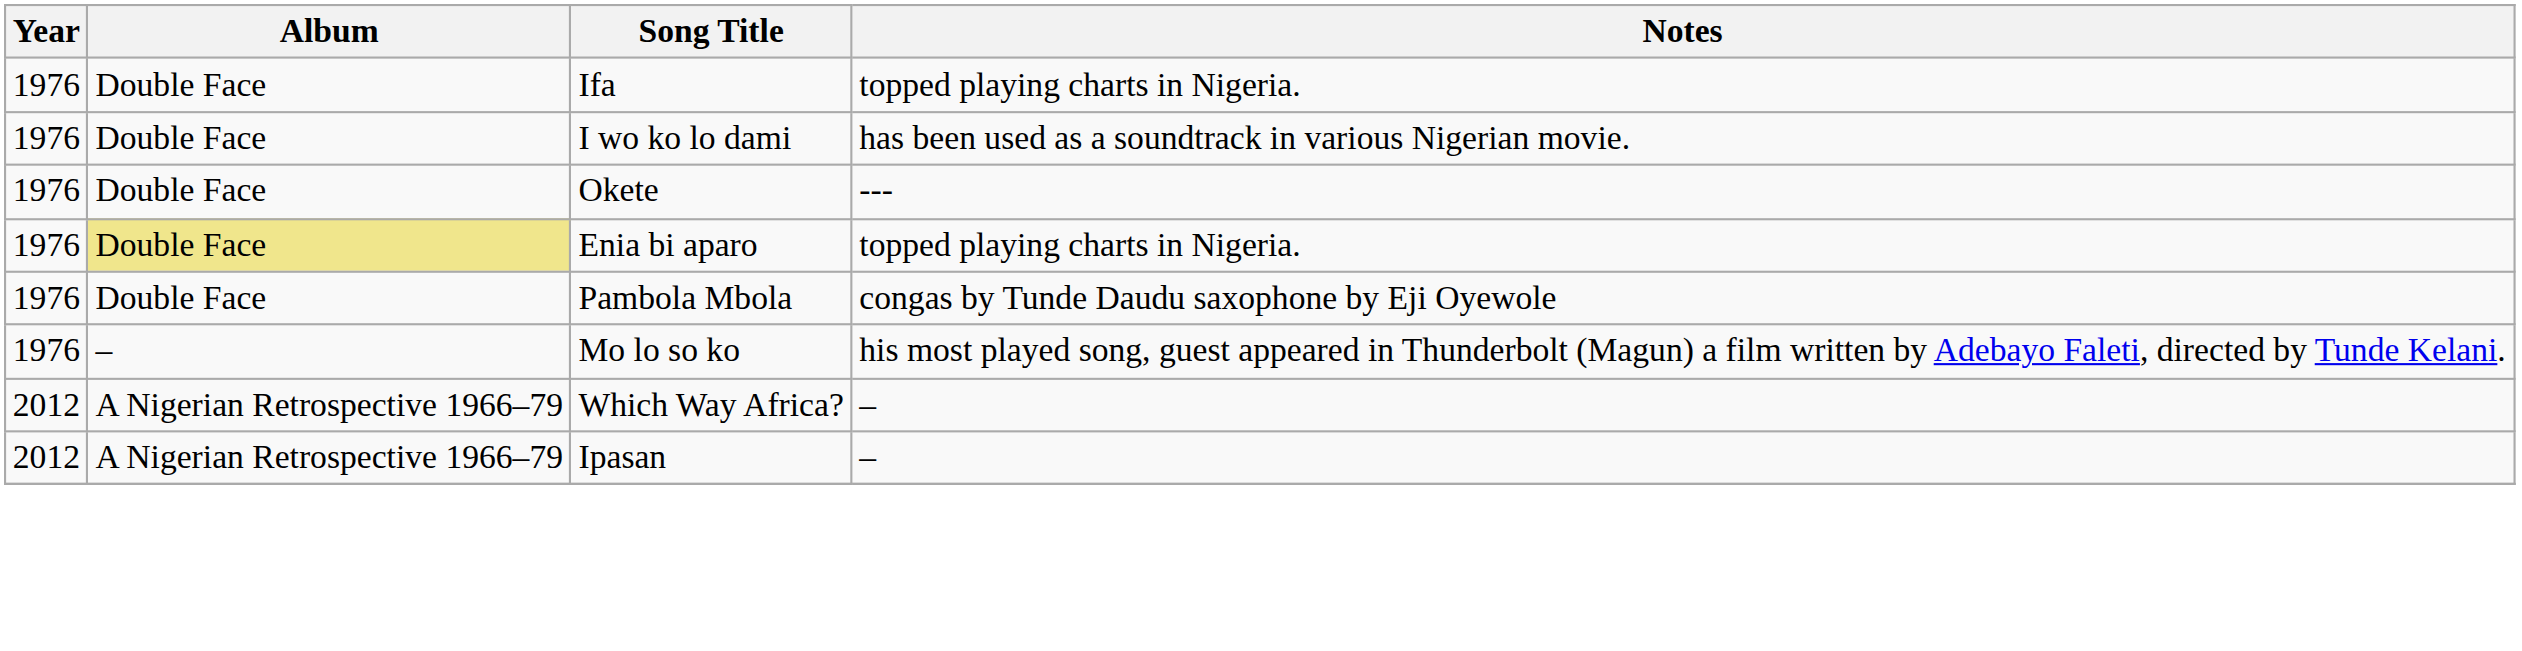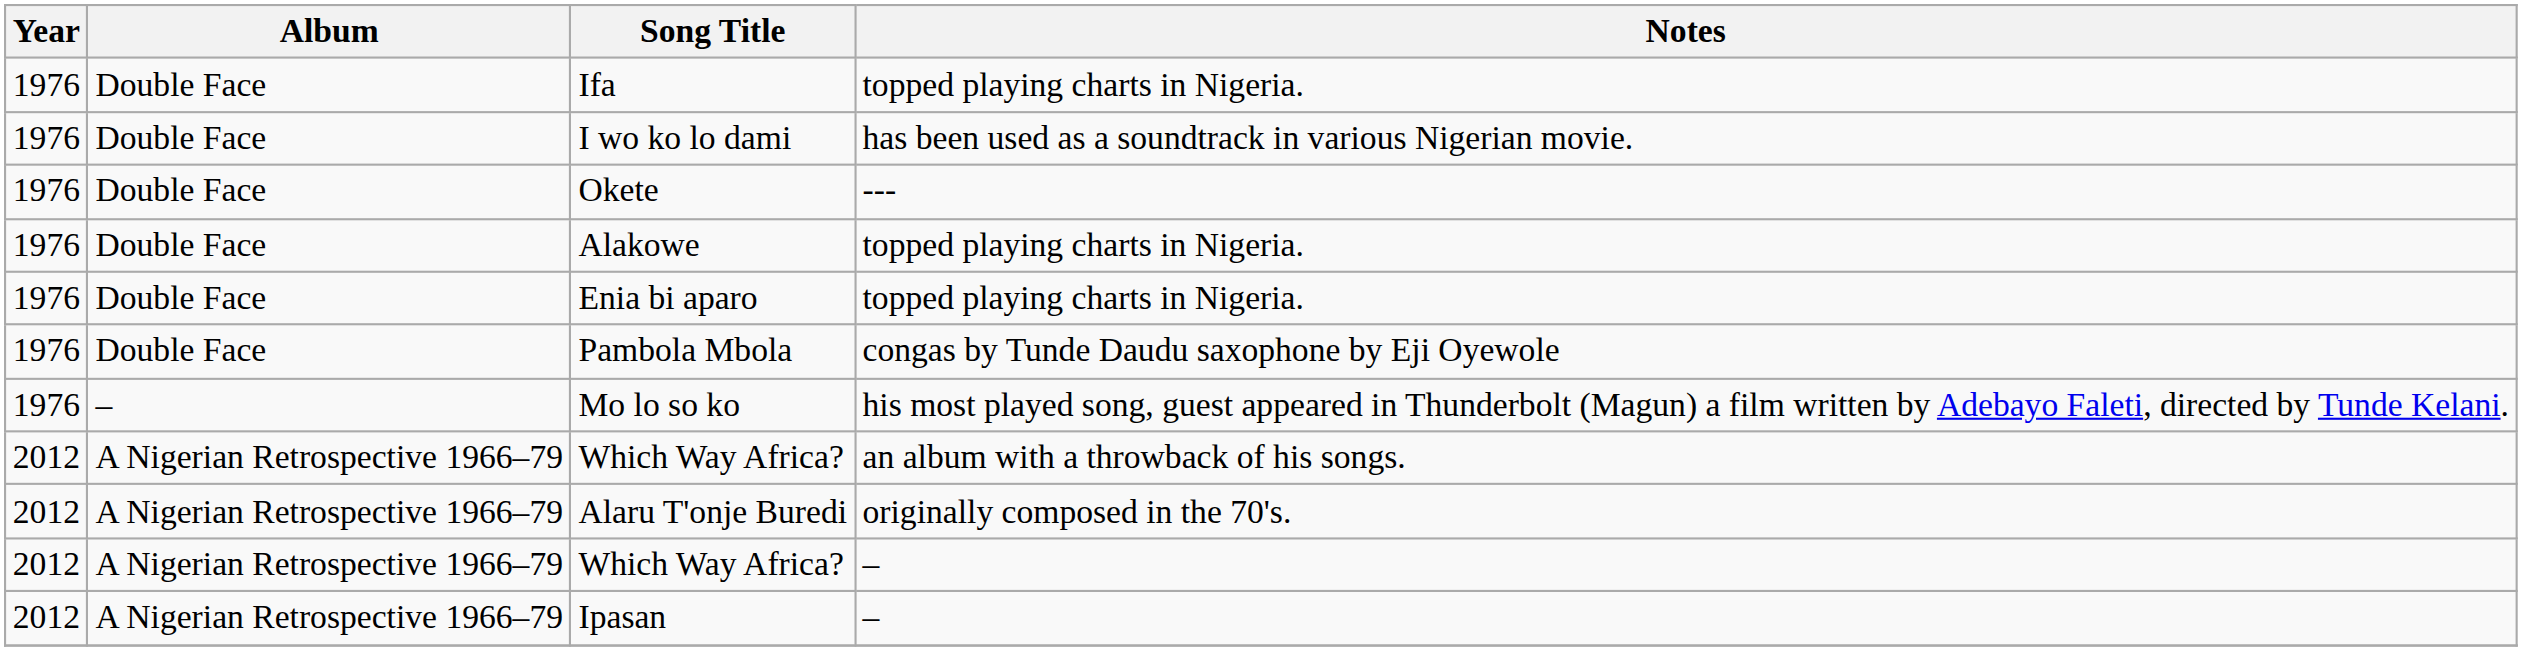+ row: (639, 244)
(181, 244) khaki background -> (181, 297) no background
+ row: (711, 457)
+ row: (713, 510)
